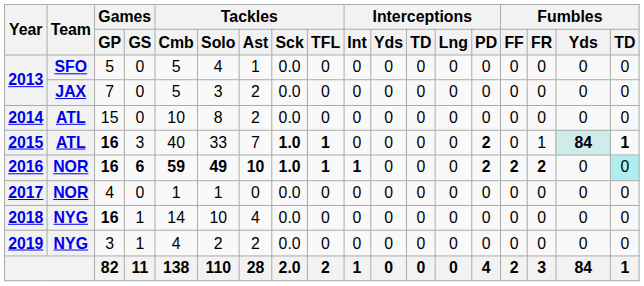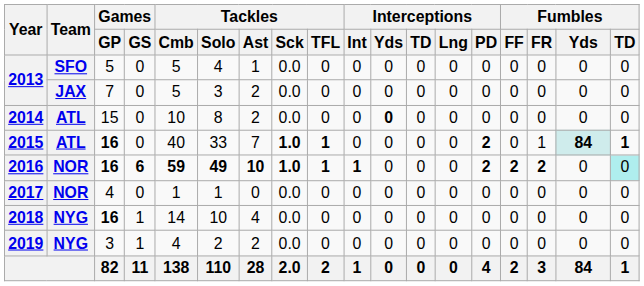(389, 117) normal -> (389, 117) bold
(140, 142) 3 -> (140, 142) 0
